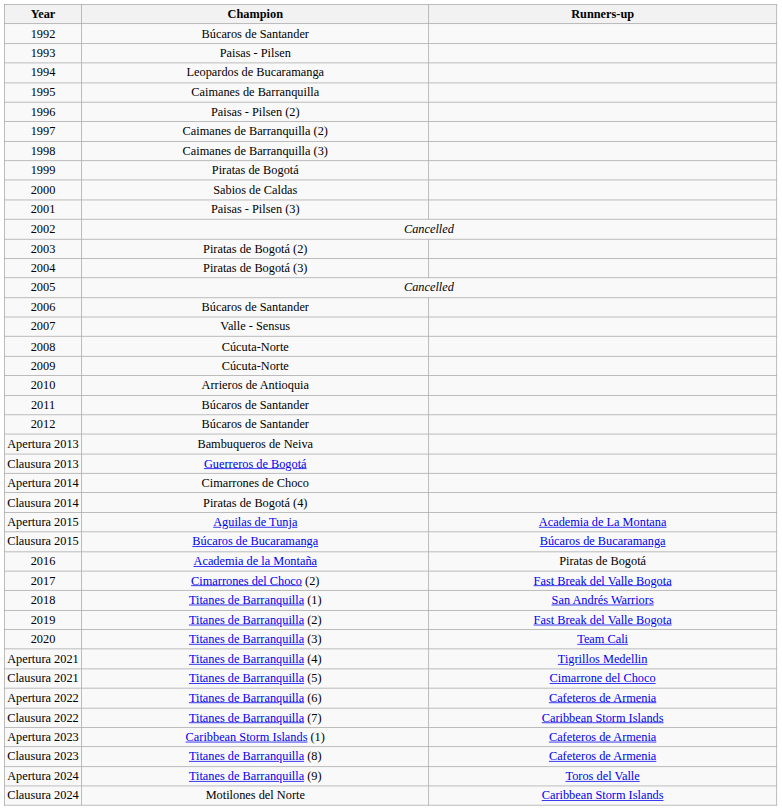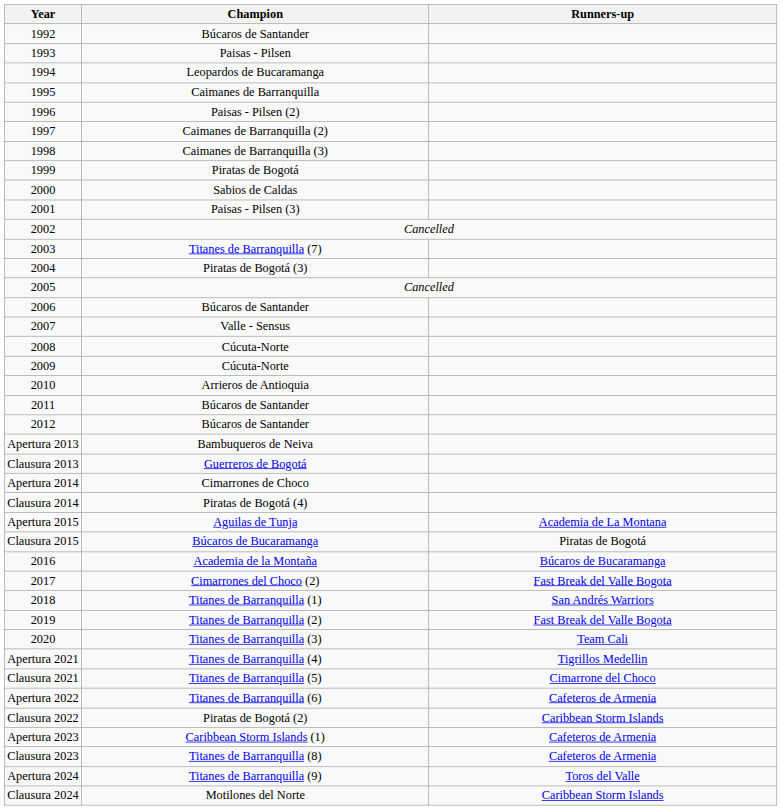(255, 248) Piratas de Bogotá (2) -> (255, 248) Titanes de Barranquilla (7)
(603, 541) Búcaros de Bucaramanga -> (603, 541) Piratas de Bogotá
(603, 561) Piratas de Bogotá -> (603, 561) Búcaros de Bucaramanga
(255, 717) Titanes de Barranquilla (7) -> (255, 717) Piratas de Bogotá (2)
